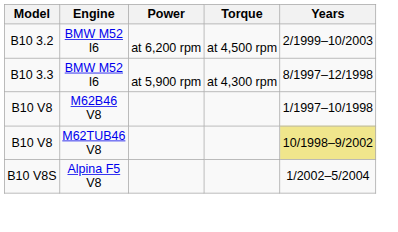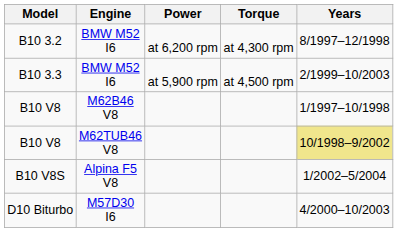(242, 48) at 4,500 rpm -> (259, 48) at 4,300 rpm
(328, 41) 2/1999–10/2003 -> (345, 41) 8/1997–12/1998
(242, 82) at 4,300 rpm -> (259, 82) at 4,500 rpm
(328, 75) 8/1997–12/1998 -> (345, 75) 2/1999–10/2003
+ row: (40, 210)
